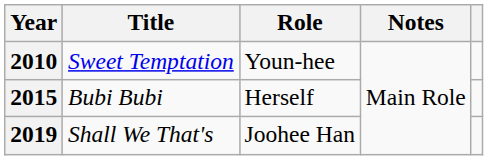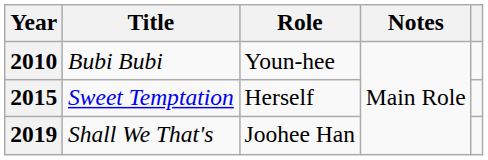(151, 60) Sweet Temptation -> (115, 60) Bubi Bubi
(115, 97) Bubi Bubi -> (151, 97) Sweet Temptation
